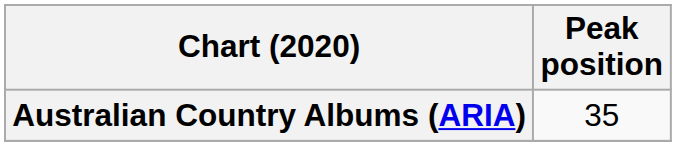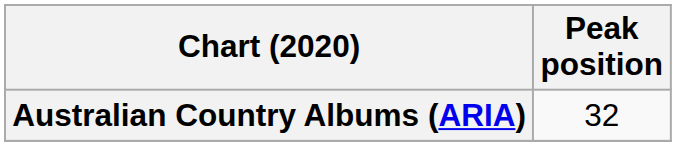(602, 114) 35 -> (602, 114) 32
